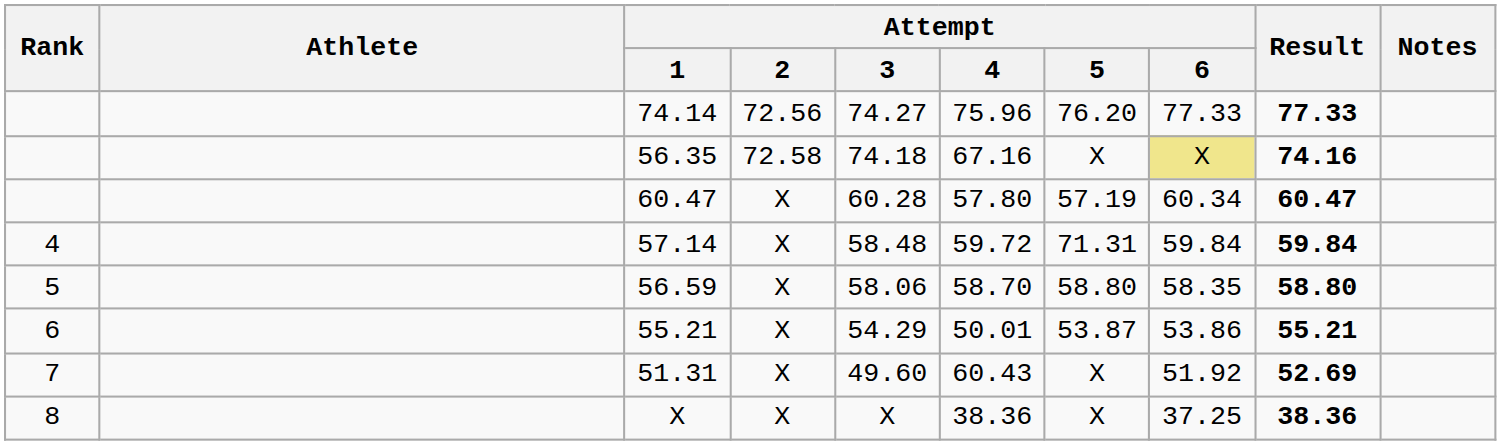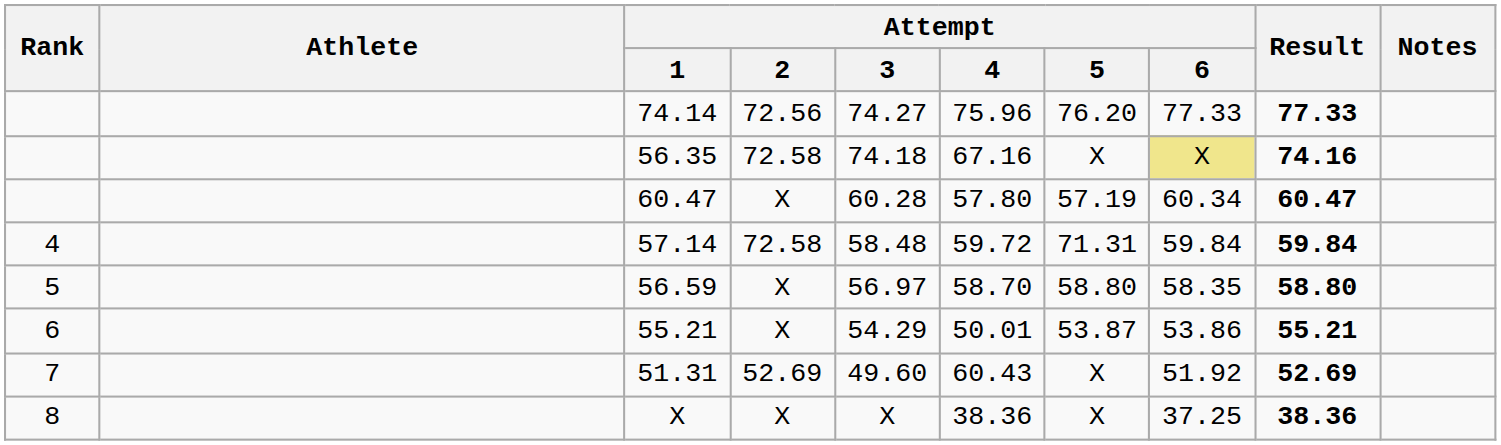(782, 244) X -> (782, 244) 72.58
(887, 287) 58.06 -> (887, 287) 56.97
(782, 374) X -> (782, 374) 52.69
